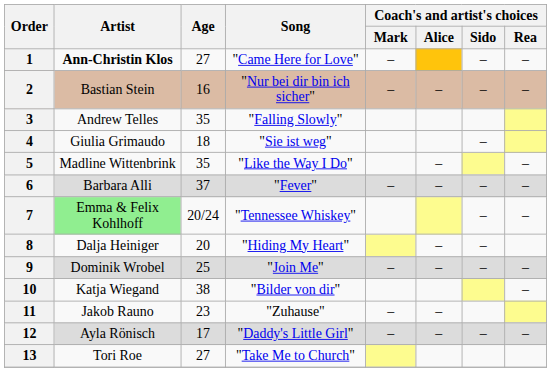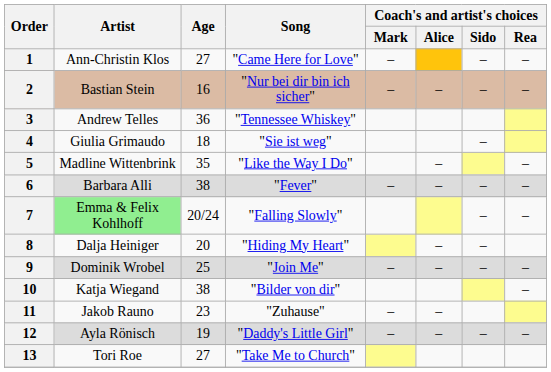(118, 59) bold -> (118, 59) normal
(203, 119) 35 -> (203, 119) 36
(295, 119) "Falling Slowly" -> (295, 119) "Tennessee Whiskey"
(203, 185) 37 -> (203, 185) 38
(295, 215) "Tennessee Whiskey" -> (295, 215) "Falling Slowly"
(203, 333) 17 -> (203, 333) 19
